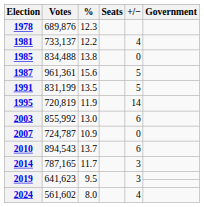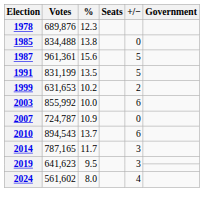- row: (23, 42)
- row: (23, 103)
+ row: (23, 88)
(89, 118) 13.0 -> (89, 103) 10.0
